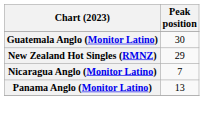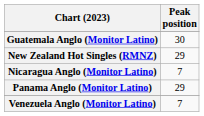(180, 87) 13 -> (180, 87) 29
+ row: (82, 103)
